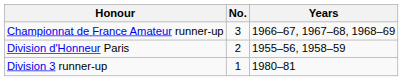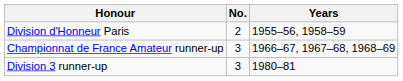rows swapped: (68, 48) <-> (115, 31)
(238, 66) 1 -> (238, 66) 3
